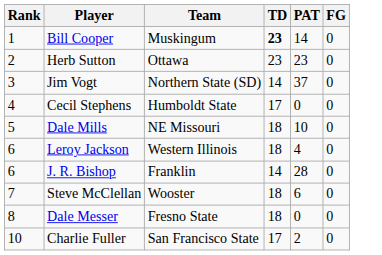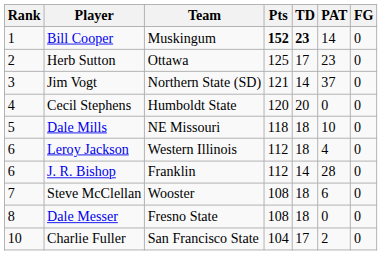+ column: (278, 15)
(275, 60) 23 -> (302, 60) 17
(275, 104) 17 -> (302, 104) 20
